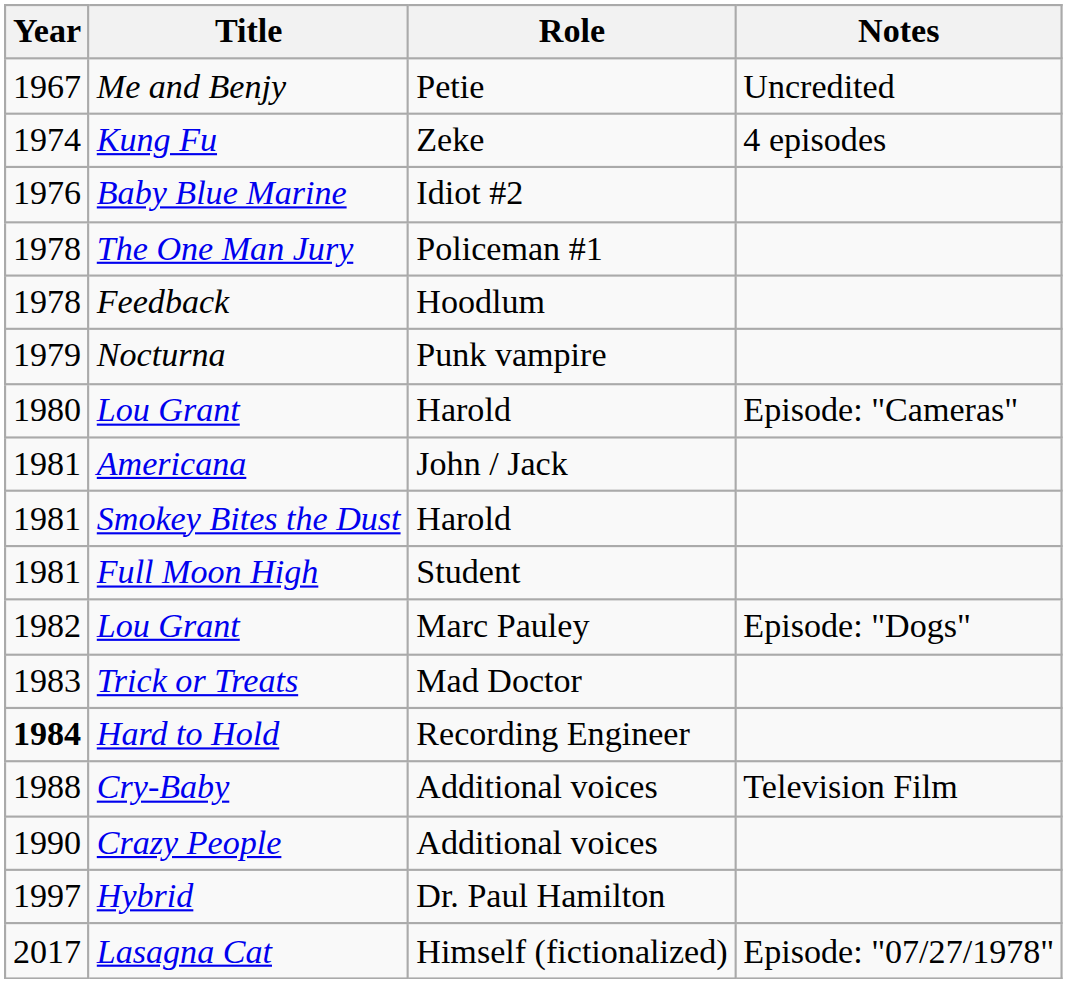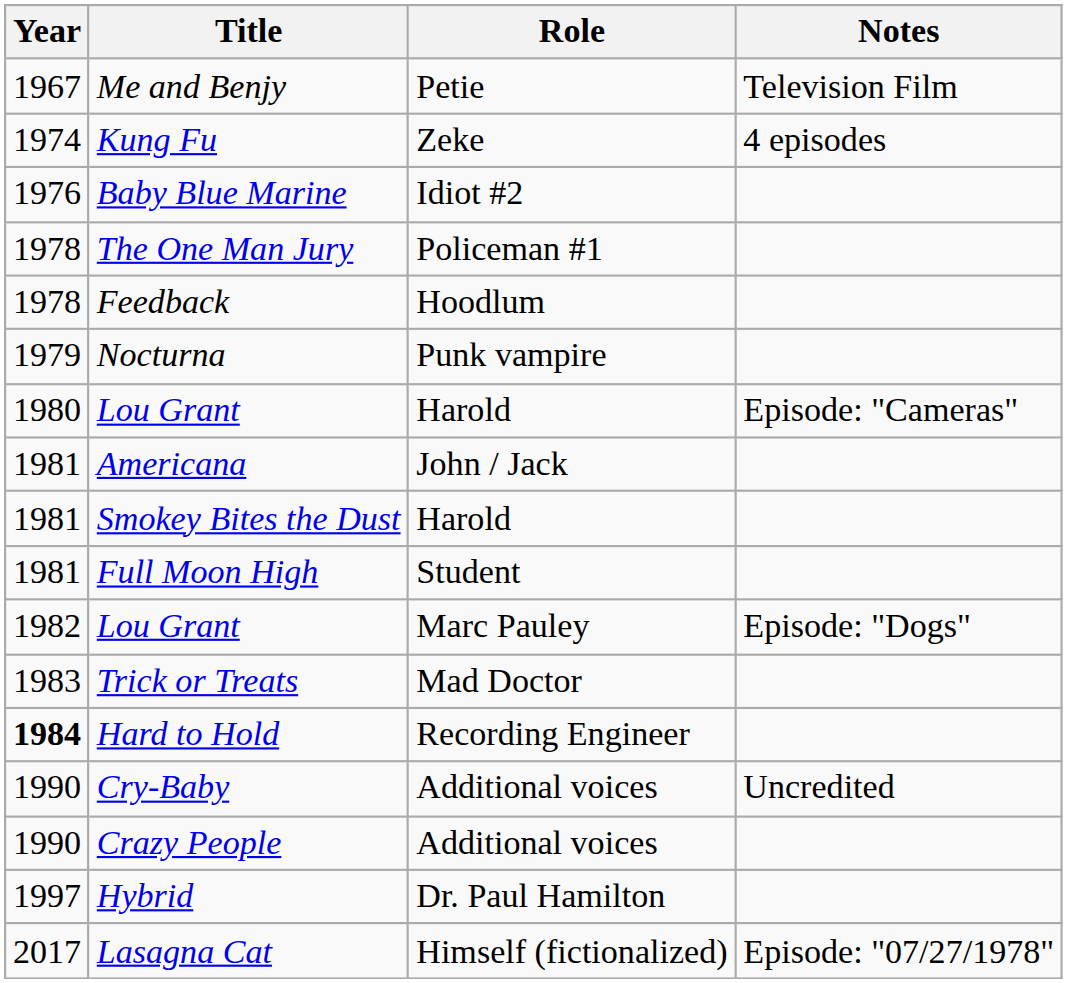(819, 85) Uncredited -> (851, 85) Television Film
(47, 788) 1988 -> (47, 788) 1990
(851, 788) Television Film -> (819, 788) Uncredited
